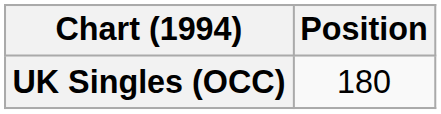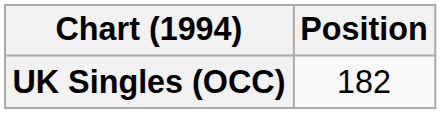(364, 81) 180 -> (364, 81) 182
